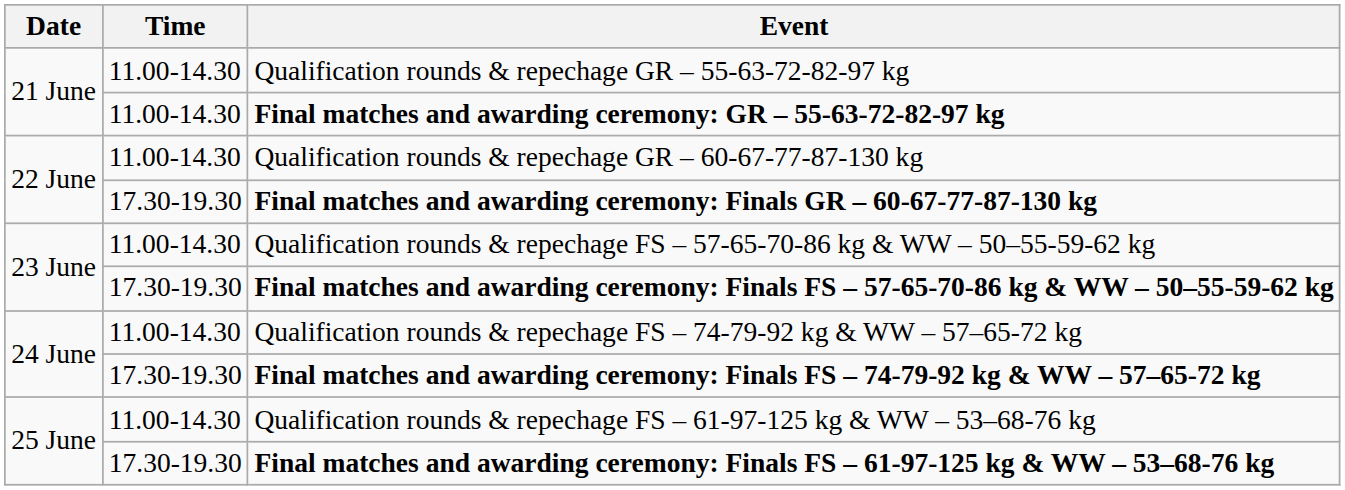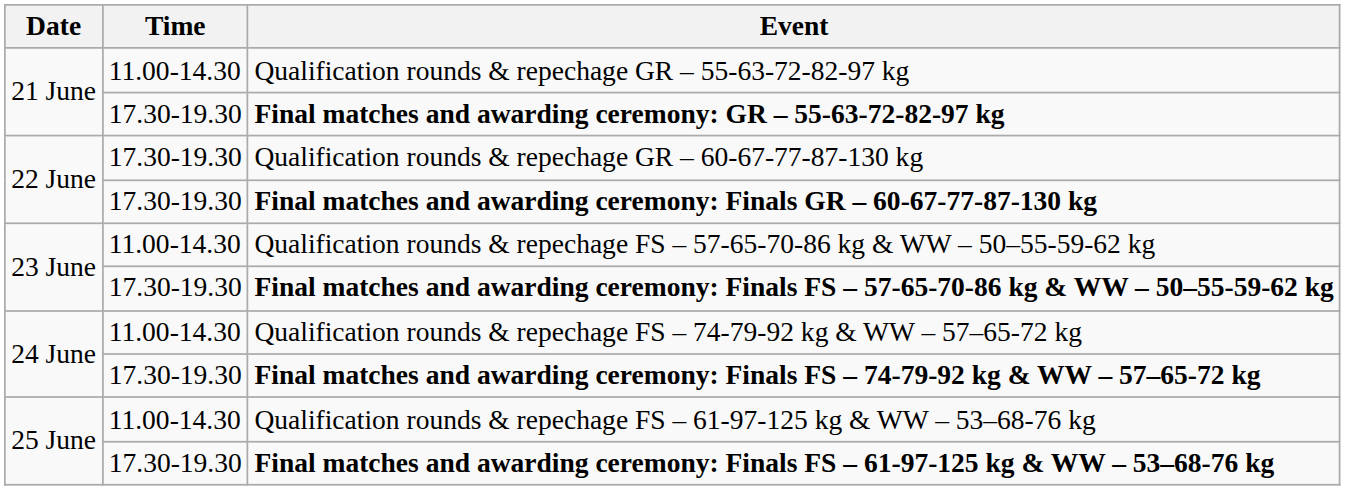(175, 113) 11.00-14.30 -> (175, 113) 17.30-19.30
(175, 157) 11.00-14.30 -> (175, 157) 17.30-19.30
